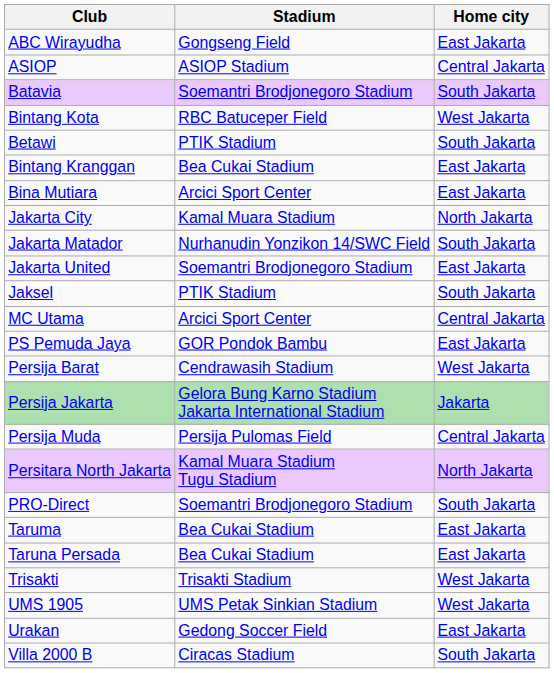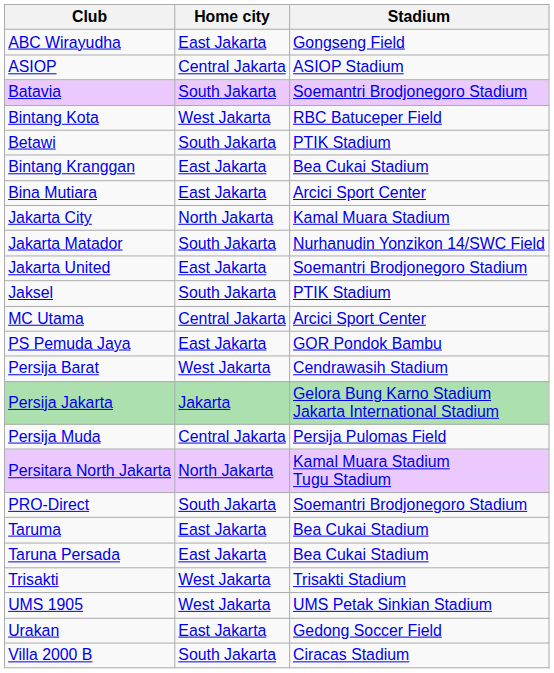columns swapped: (491, 17) <-> (304, 17)
